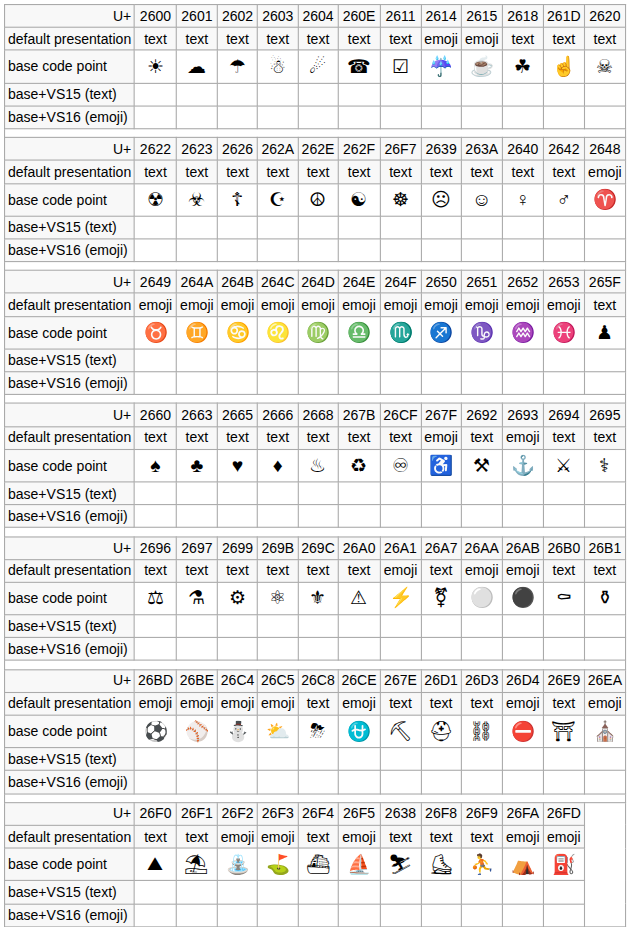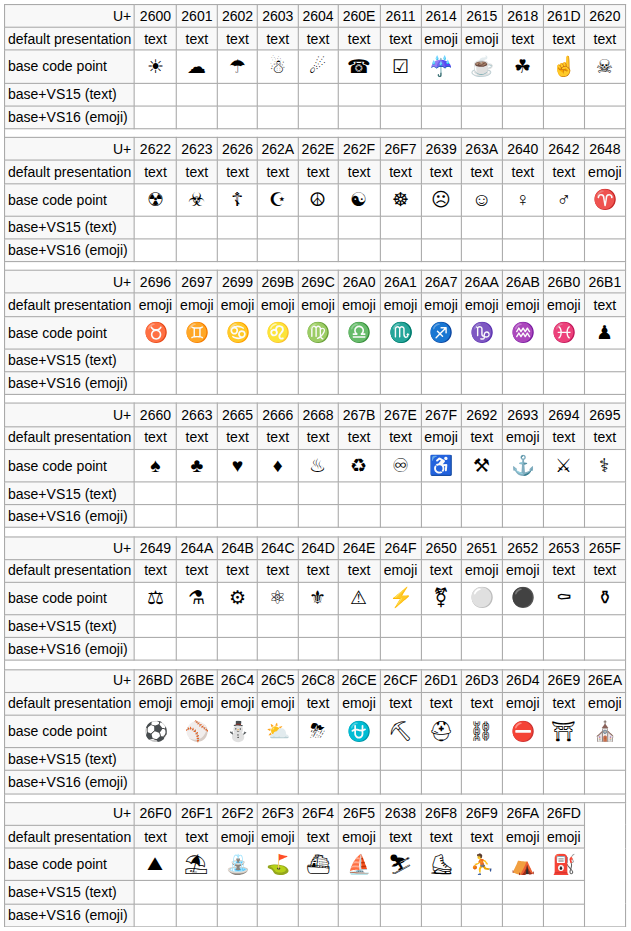rows swapped: (122, 282) <-> (122, 548)
(400, 415) 26CF -> (400, 415) 267E
(400, 681) 267E -> (400, 681) 26CF
